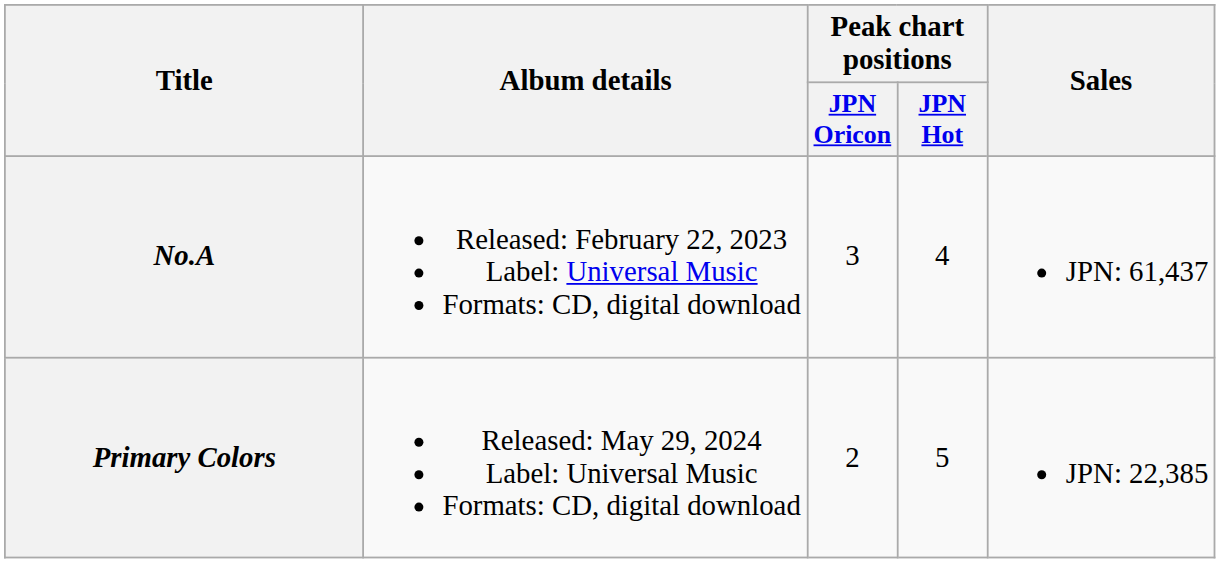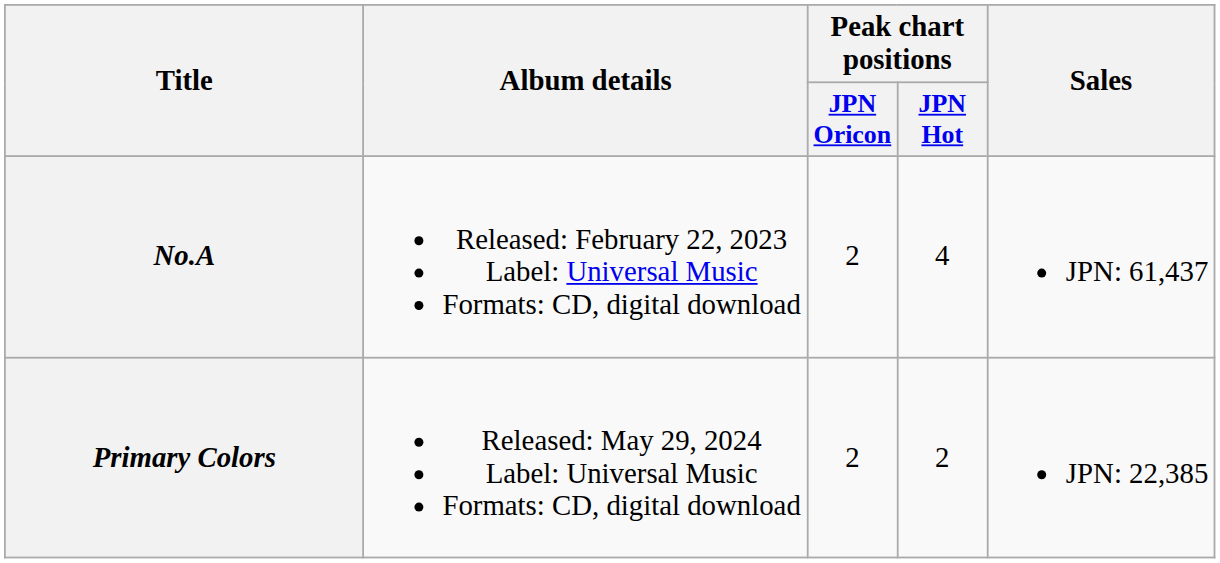(852, 256) 3 -> (852, 256) 2
(942, 456) 5 -> (942, 456) 2
